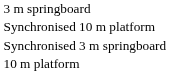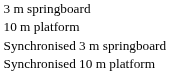rows swapped: (41, 63) <-> (79, 27)
